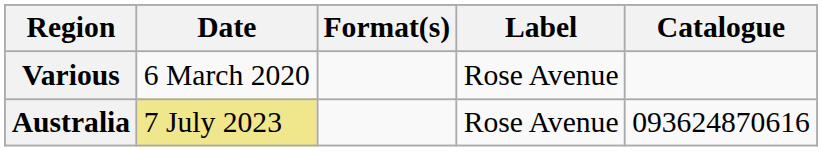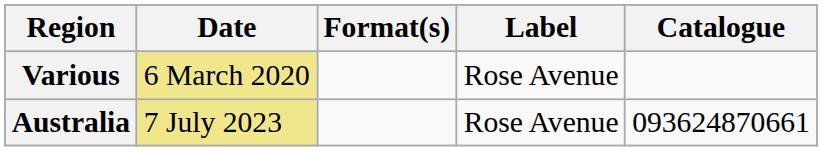(227, 74) no background -> (227, 74) khaki background
(721, 121) 093624870616 -> (721, 121) 093624870661
